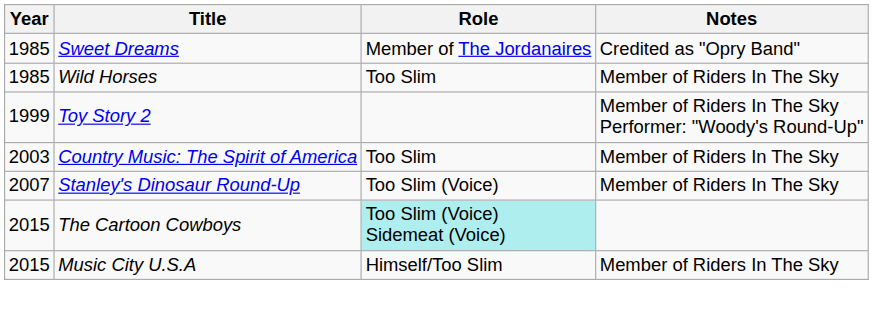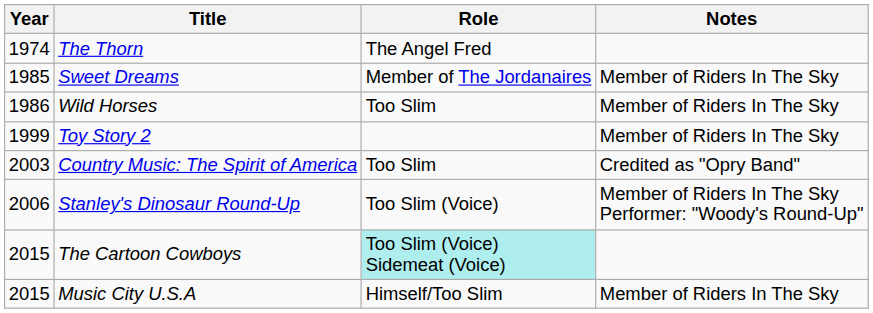+ row: (101, 48)
(700, 48) Credited as "Opry Band" -> (719, 77) Member of Riders In The Sky
(29, 77) 1985 -> (29, 106) 1986
(732, 116) Member of Riders In The Sky Performer: "Woody's Round-Up" -> (719, 135) Member of Riders In The Sky
(719, 156) Member of Riders In The Sky -> (700, 164) Credited as "Opry Band"
(29, 185) 2007 -> (29, 204) 2006
(719, 185) Member of Riders In The Sky -> (732, 204) Member of Riders In The Sky Performer: "Woody's Round-Up"
